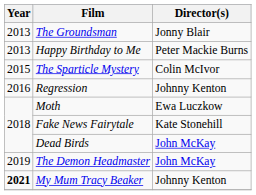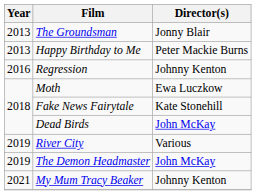- row: (87, 69)
+ row: (60, 143)
(19, 180) bold -> (19, 180) normal
